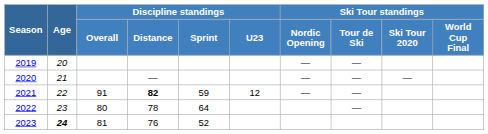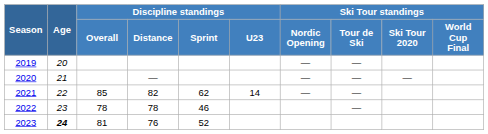(102, 93) 91 -> (102, 93) 85
(153, 93) bold -> (153, 93) normal
(204, 93) 59 -> (204, 93) 62
(255, 93) 12 -> (255, 93) 14
(102, 108) 80 -> (102, 108) 78
(204, 108) 64 -> (204, 108) 46
